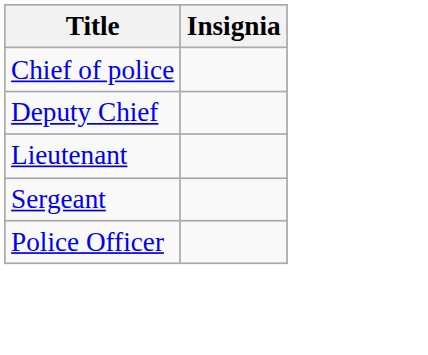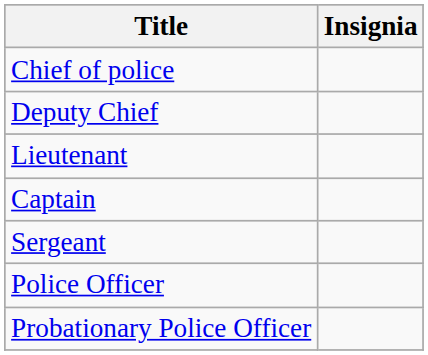+ row: (53, 198)
+ row: (161, 328)
